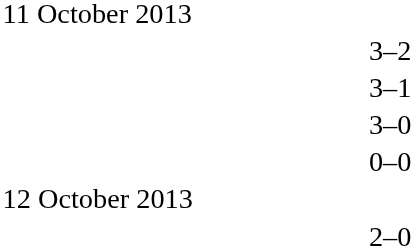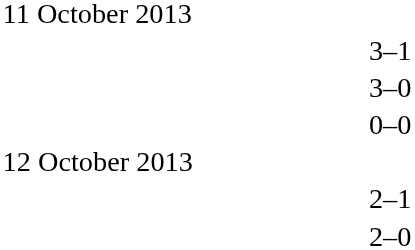- row: (162, 51)
+ row: (162, 200)
